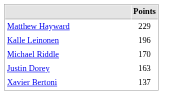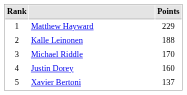+ column: (17, 12)
(145, 40) 196 -> (168, 40) 188
(145, 68) 163 -> (168, 68) 160
